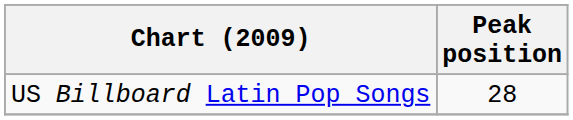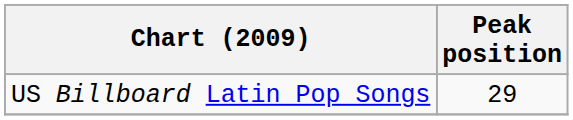(502, 95) 28 -> (502, 95) 29
